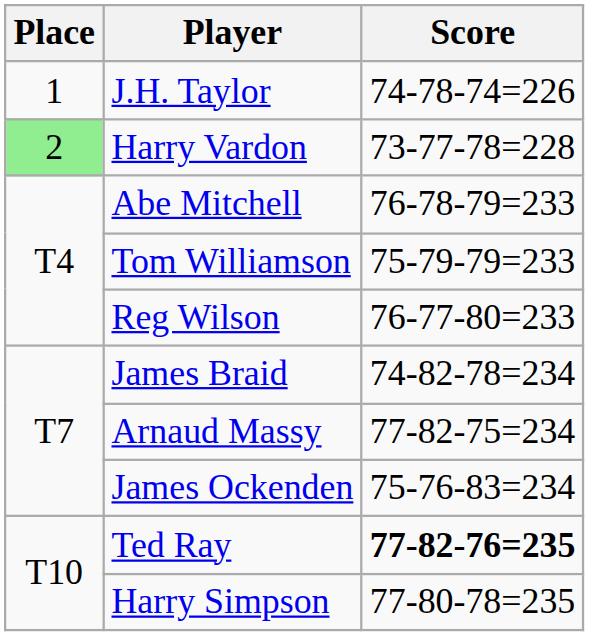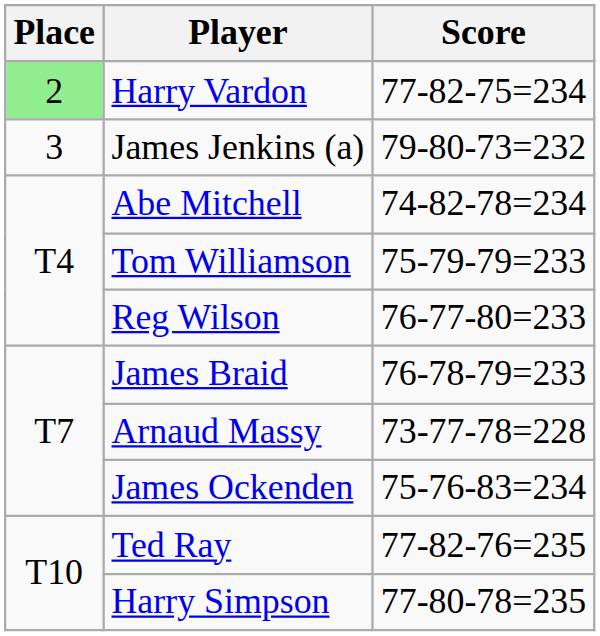- row: (191, 89)
(473, 146) 73-77-78=228 -> (484, 89) 77-82-75=234
+ row: (238, 146)
(473, 203) 76-78-79=233 -> (484, 203) 74-82-78=234
(473, 373) 74-82-78=234 -> (484, 373) 76-78-79=233
(473, 430) 77-82-75=234 -> (484, 430) 73-77-78=228
(473, 544) bold -> (484, 544) normal
